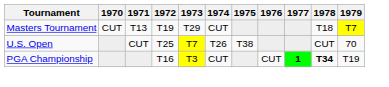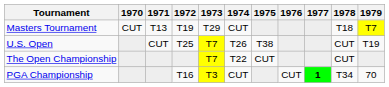(351, 44) 70 -> (371, 44) T19
+ row: (61, 59)
(324, 59) bold -> (344, 75) normal
(351, 59) T19 -> (371, 75) 70
